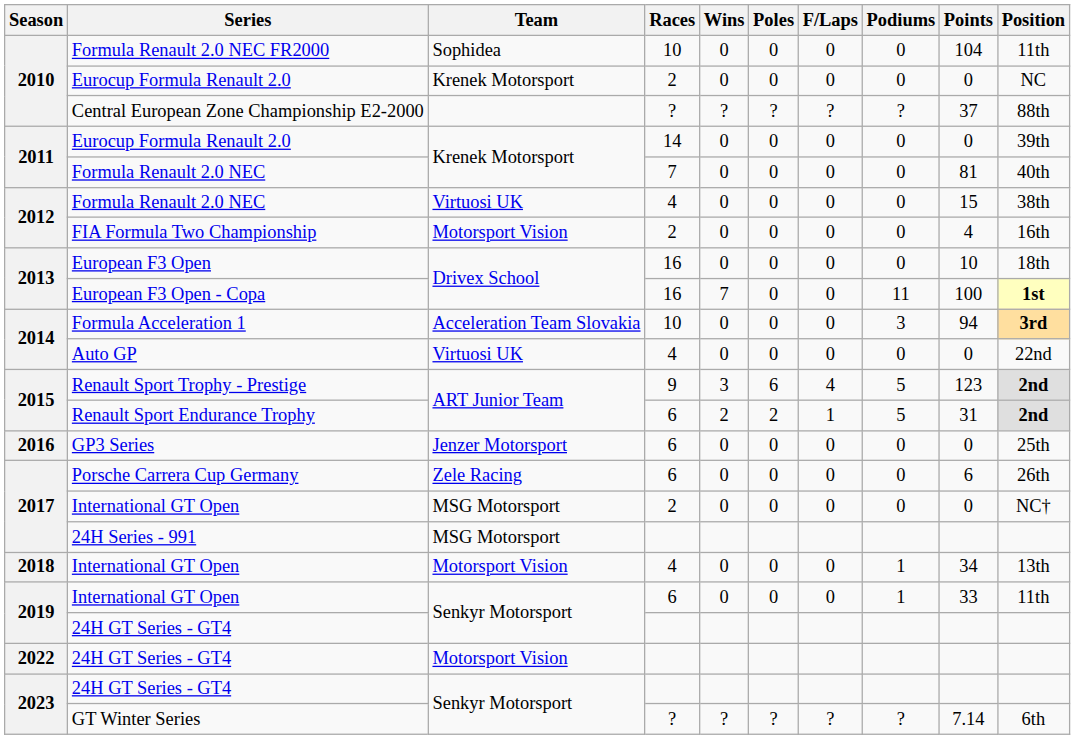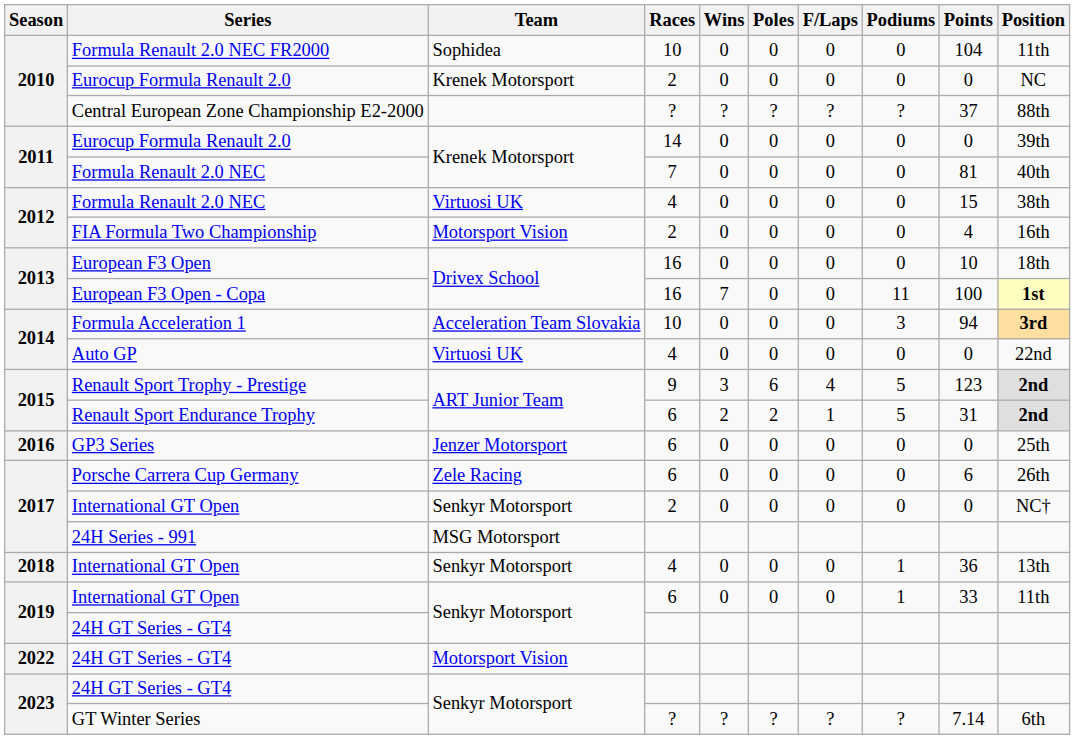(496, 506) MSG Motorsport -> (502, 506) Senkyr Motorsport
(500, 567) Motorsport Vision -> (502, 567) Senkyr Motorsport
(968, 567) 34 -> (968, 567) 36
